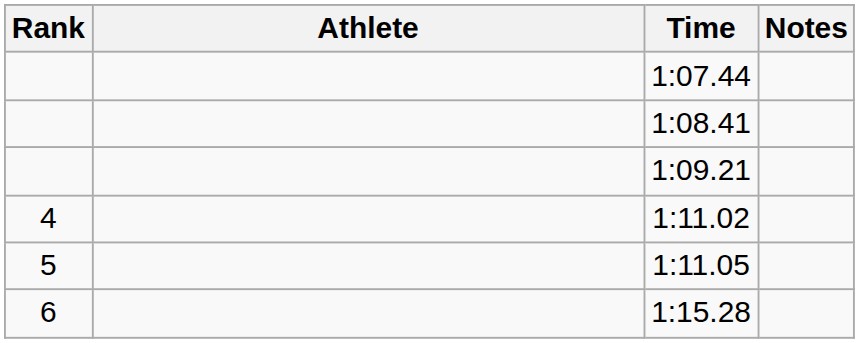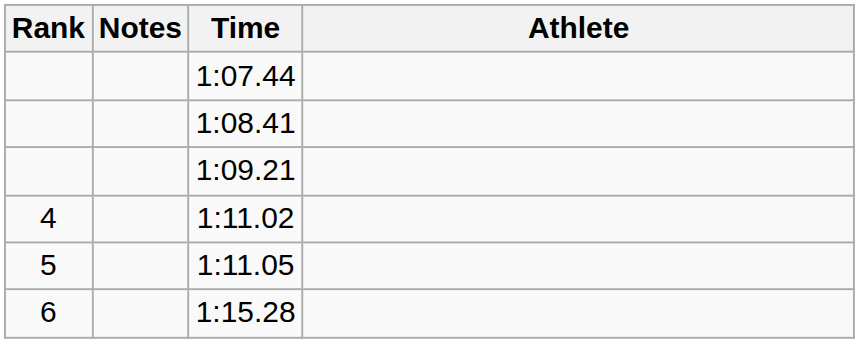columns swapped: (368, 28) <-> (806, 28)
